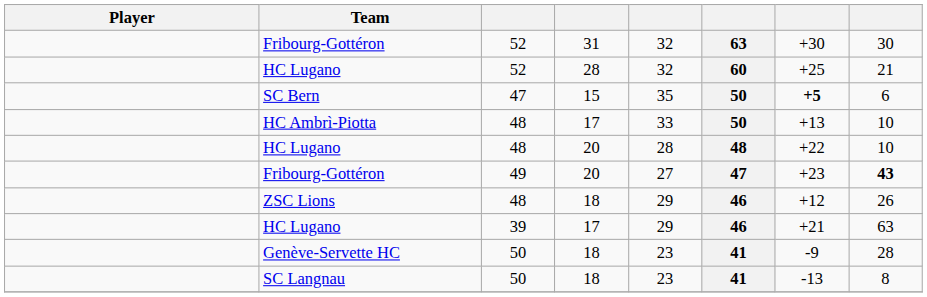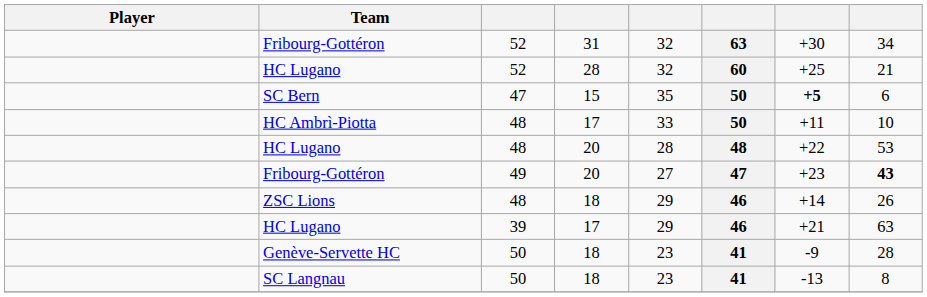(885, 43) 30 -> (885, 43) 34
(812, 122) +13 -> (812, 122) +11
(885, 148) 10 -> (885, 148) 53
(812, 200) +12 -> (812, 200) +14
